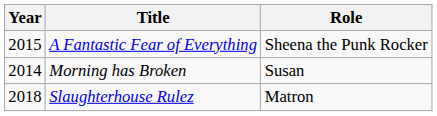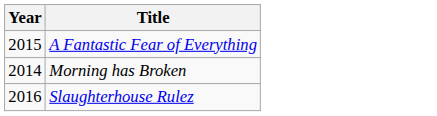- column: (346, 17)
(25, 96) 2018 -> (25, 96) 2016
